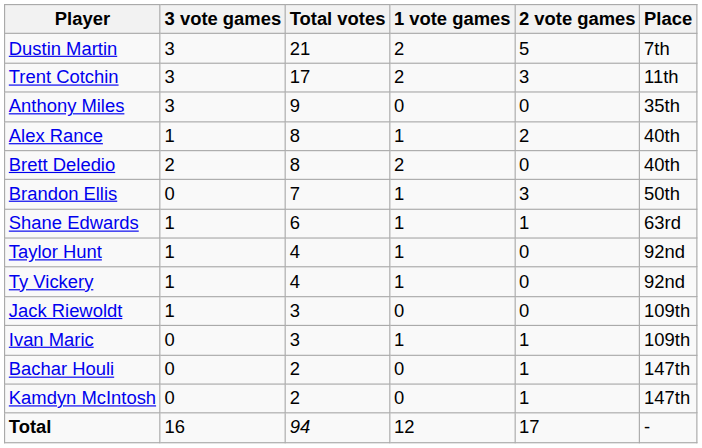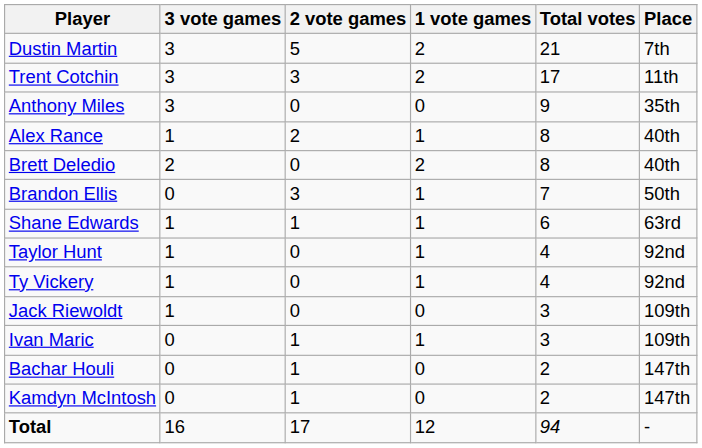columns swapped: (577, 19) <-> (338, 19)
